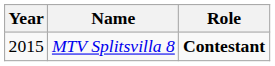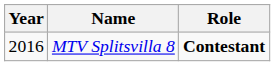(26, 46) 2015 -> (26, 46) 2016
